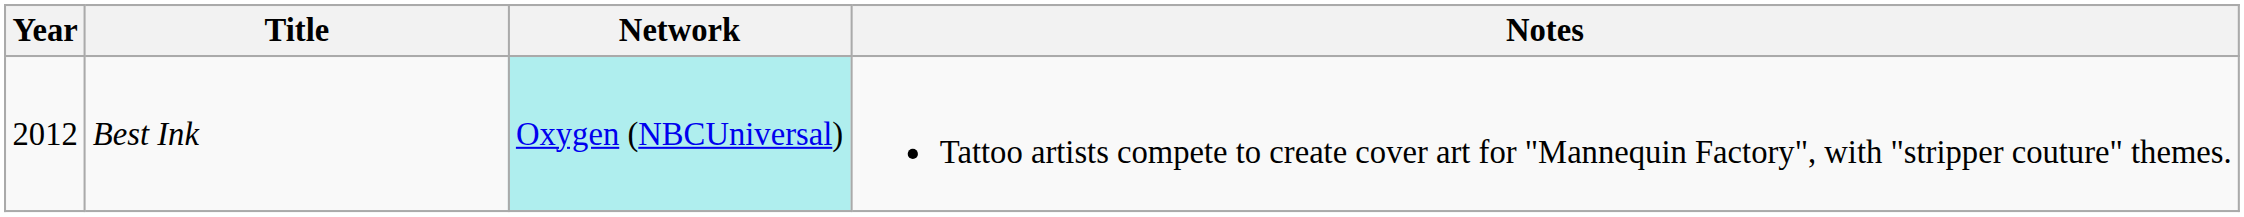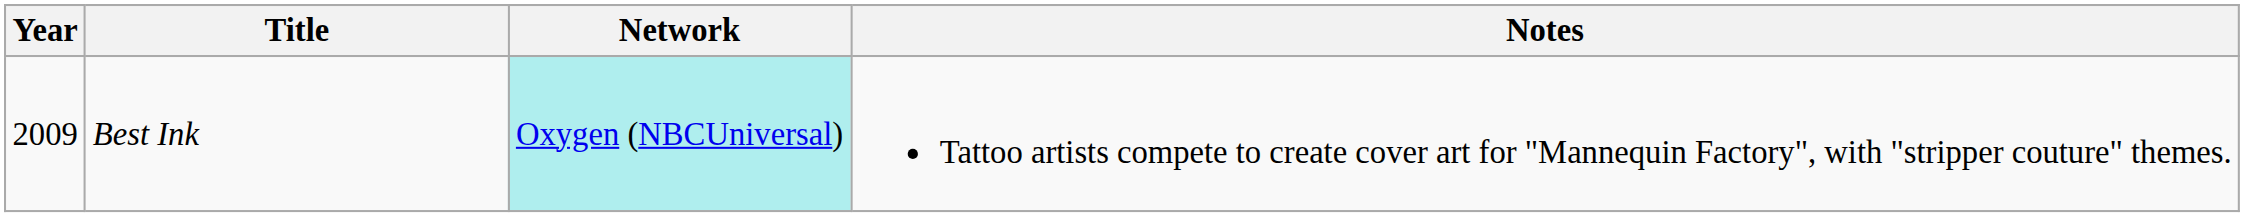(45, 133) 2012 -> (45, 133) 2009
